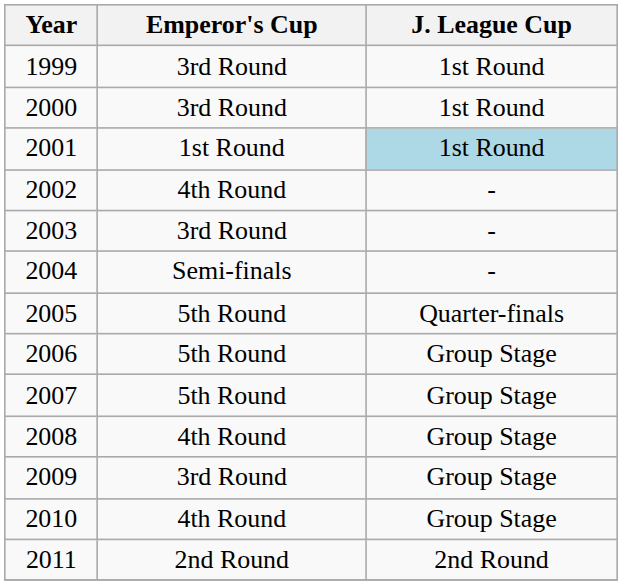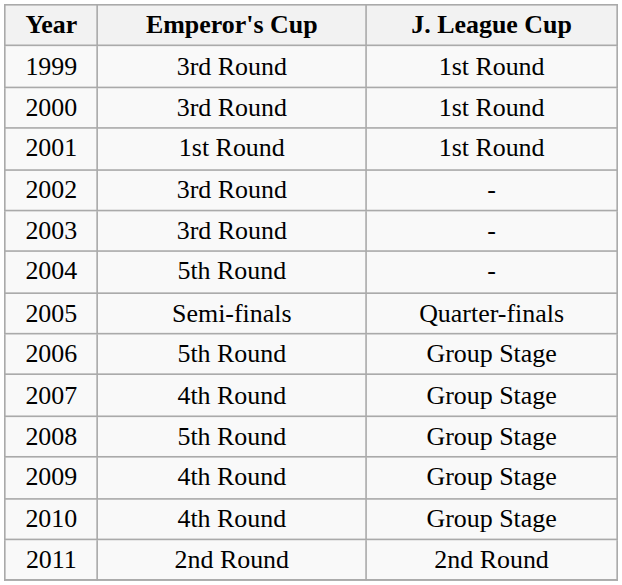(492, 148) lightblue background -> (492, 148) no background
(232, 189) 4th Round -> (232, 189) 3rd Round
(232, 271) Semi-finals -> (232, 271) 5th Round
(232, 312) 5th Round -> (232, 312) Semi-finals
(232, 395) 5th Round -> (232, 395) 4th Round
(232, 436) 4th Round -> (232, 436) 5th Round
(232, 477) 3rd Round -> (232, 477) 4th Round
